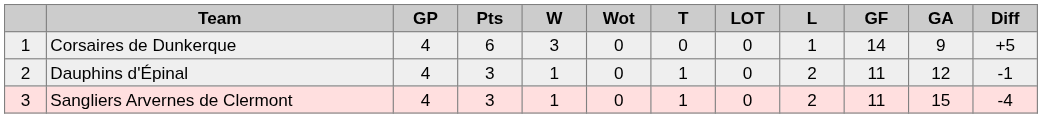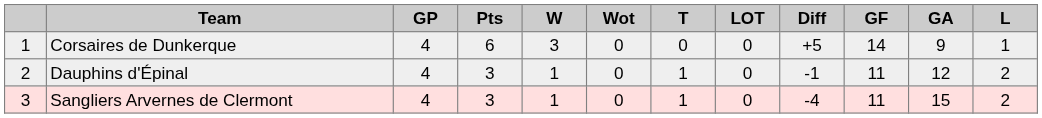columns swapped: (812, 18) <-> (1005, 18)
